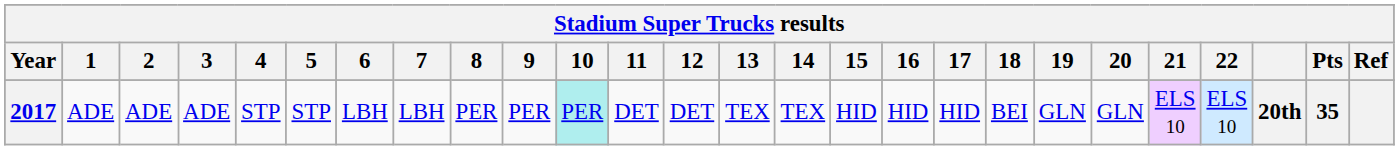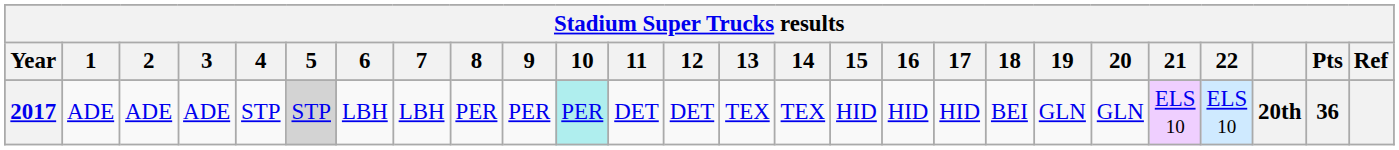(311, 112) no background -> (311, 112) lightgrey background
(1328, 112) 35 -> (1328, 112) 36
